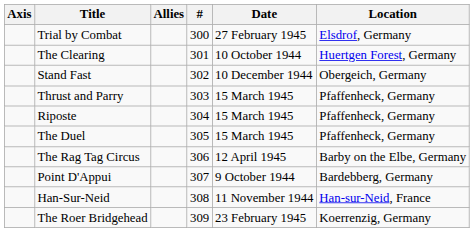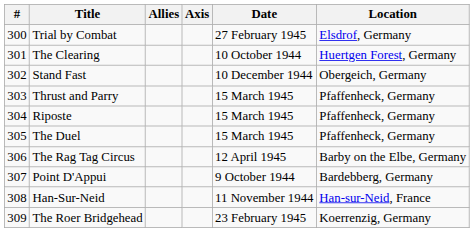columns swapped: (200, 14) <-> (19, 14)
